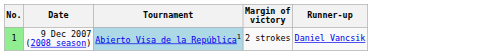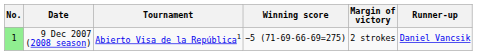+ column: (296, 16)
(168, 39) lightblue background -> (168, 39) no background
